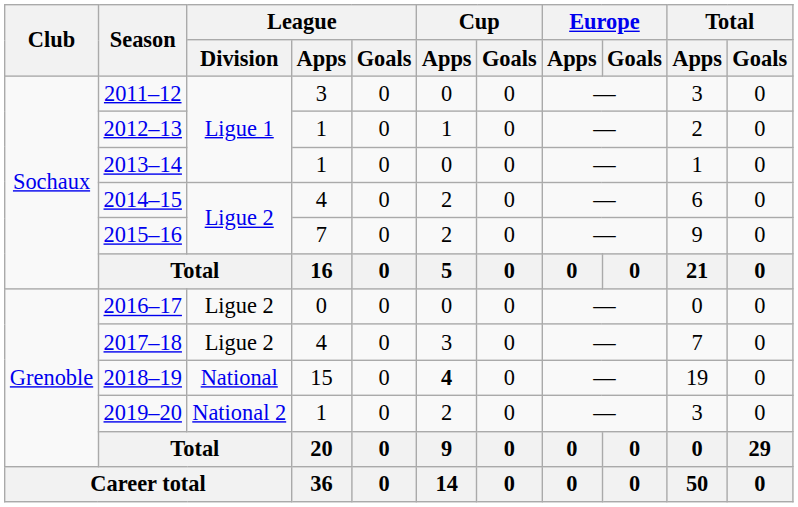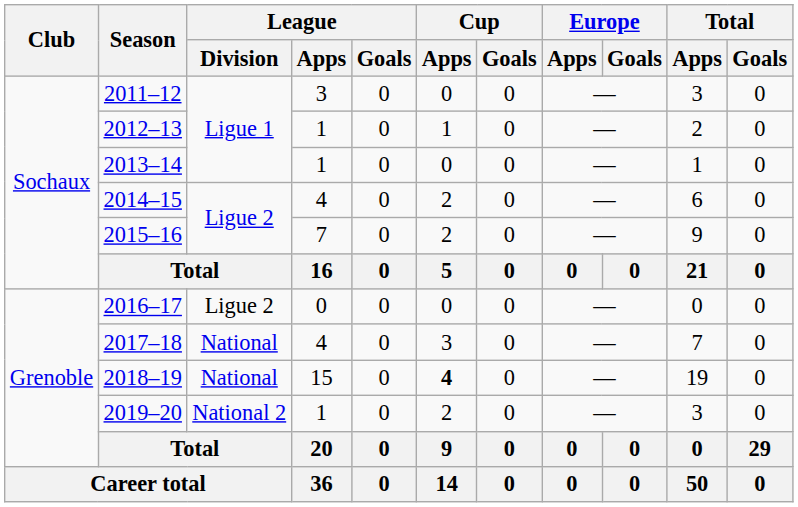(239, 341) Ligue 2 -> (239, 341) National
